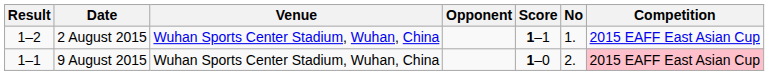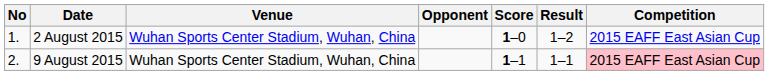columns swapped: (574, 15) <-> (29, 15)
(538, 37) 1–1 -> (514, 37) 1–0
(538, 59) 1–0 -> (514, 59) 1–1
